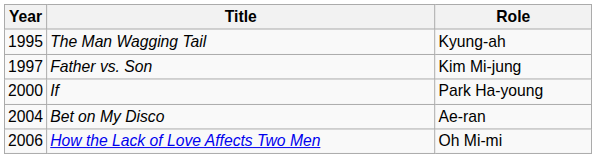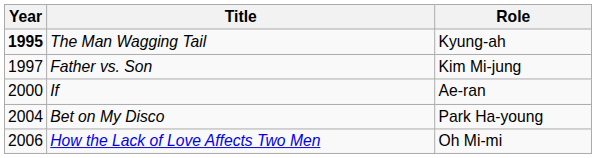(26, 41) normal -> (26, 41) bold
(491, 91) Park Ha-young -> (462, 91) Ae-ran
(462, 116) Ae-ran -> (491, 116) Park Ha-young
